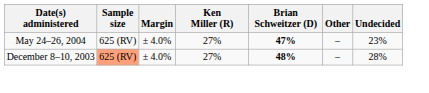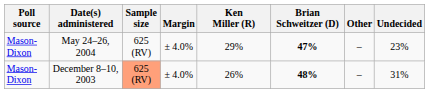+ column: (27, 18)
(212, 41) 27% -> (234, 47) 29%
(212, 57) 27% -> (234, 75) 26%
(378, 57) 28% -> (399, 75) 31%
